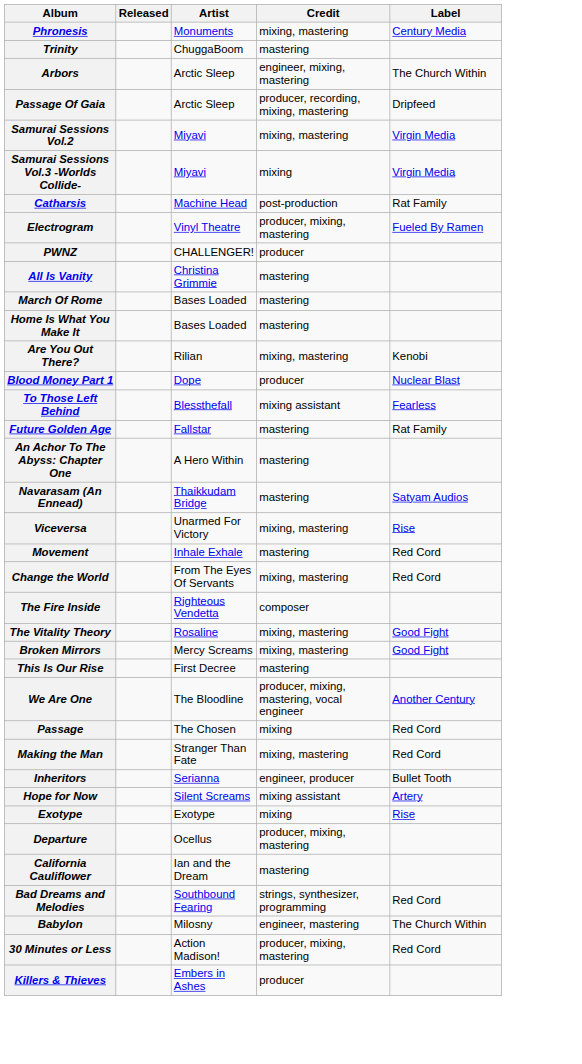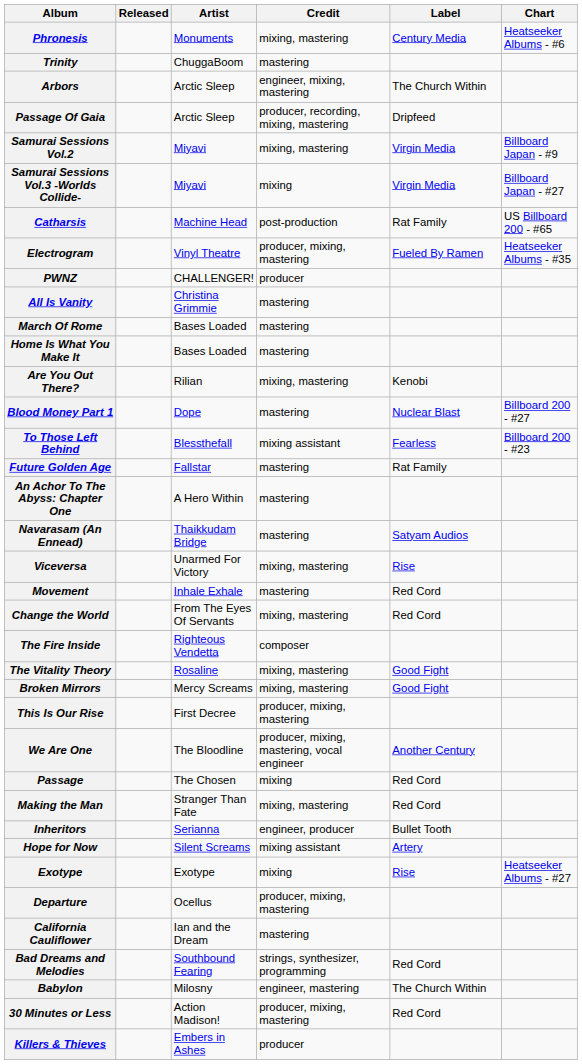+ column: (540, 13)
(282, 380) producer -> (284, 412) mastering
(284, 668) mastering -> (302, 713) producer, mixing, mastering
